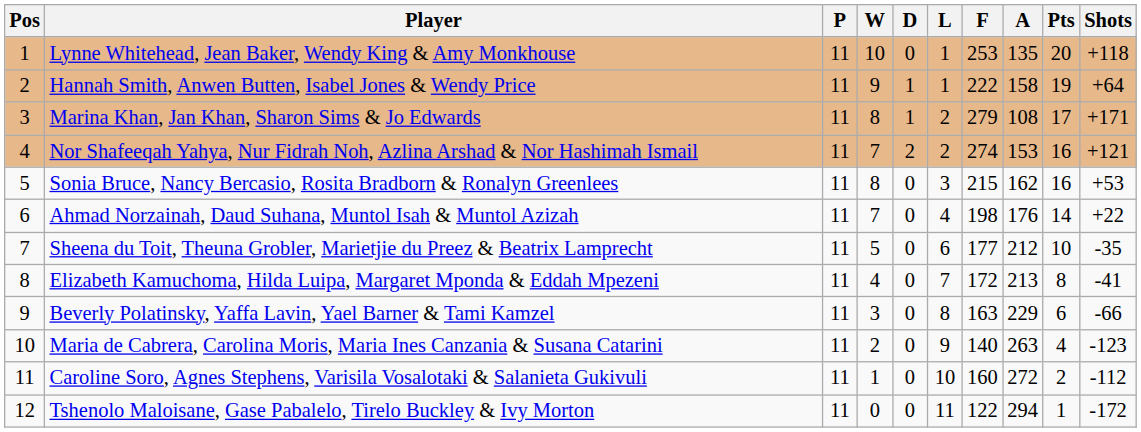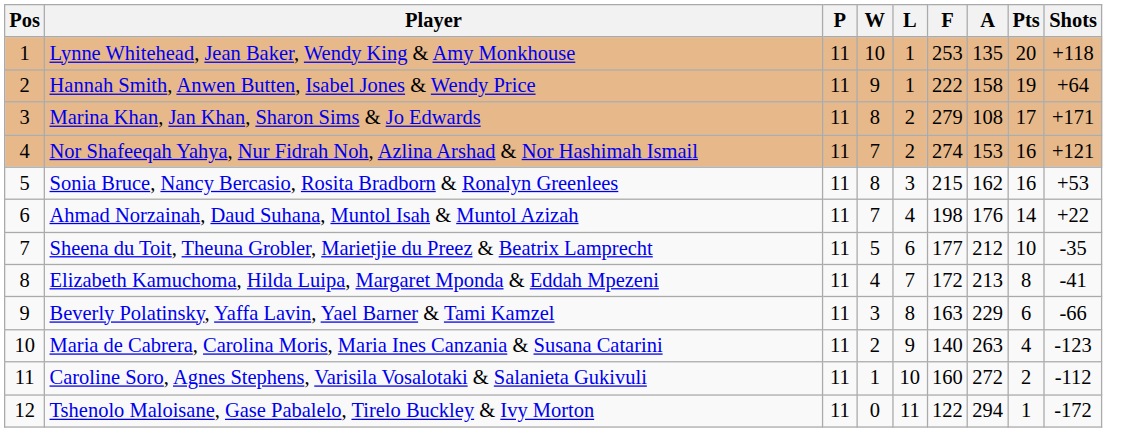- column: (910, 20)
